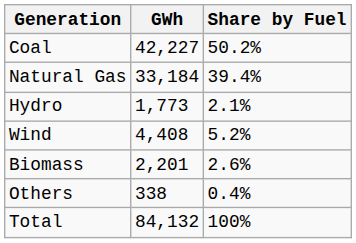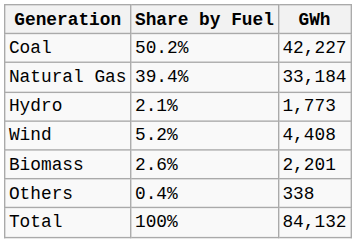columns swapped: (167, 19) <-> (277, 19)
